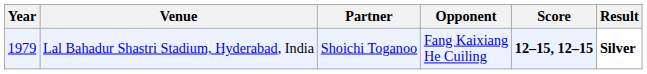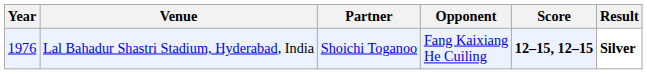(22, 48) 1979 -> (22, 48) 1976
